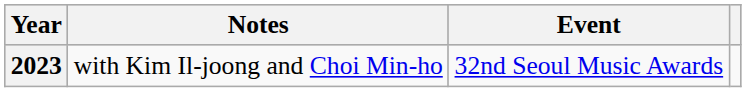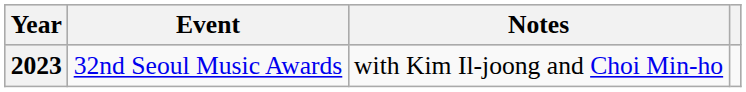columns swapped: (589, 24) <-> (258, 24)
